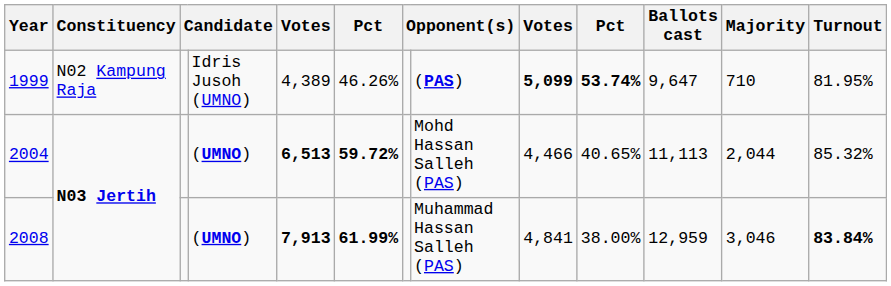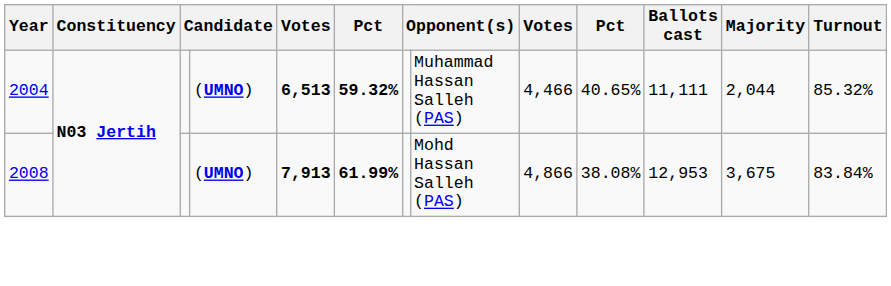- row: (29, 82)
(368, 156) 59.72% -> (368, 92) 59.32%
(444, 156) Mohd Hassan Salleh (PAS) -> (454, 92) Muhammad Hassan Salleh (PAS)
(678, 156) 11,113 -> (678, 92) 11,111
(454, 239) Muhammad Hassan Salleh (PAS) -> (444, 175) Mohd Hassan Salleh (PAS)
(548, 239) 4,841 -> (548, 175) 4,866
(611, 239) 38.00% -> (611, 175) 38.08%
(678, 239) 12,959 -> (678, 175) 12,953
(751, 239) 3,046 -> (751, 175) 3,675
(843, 239) bold -> (843, 175) normal
